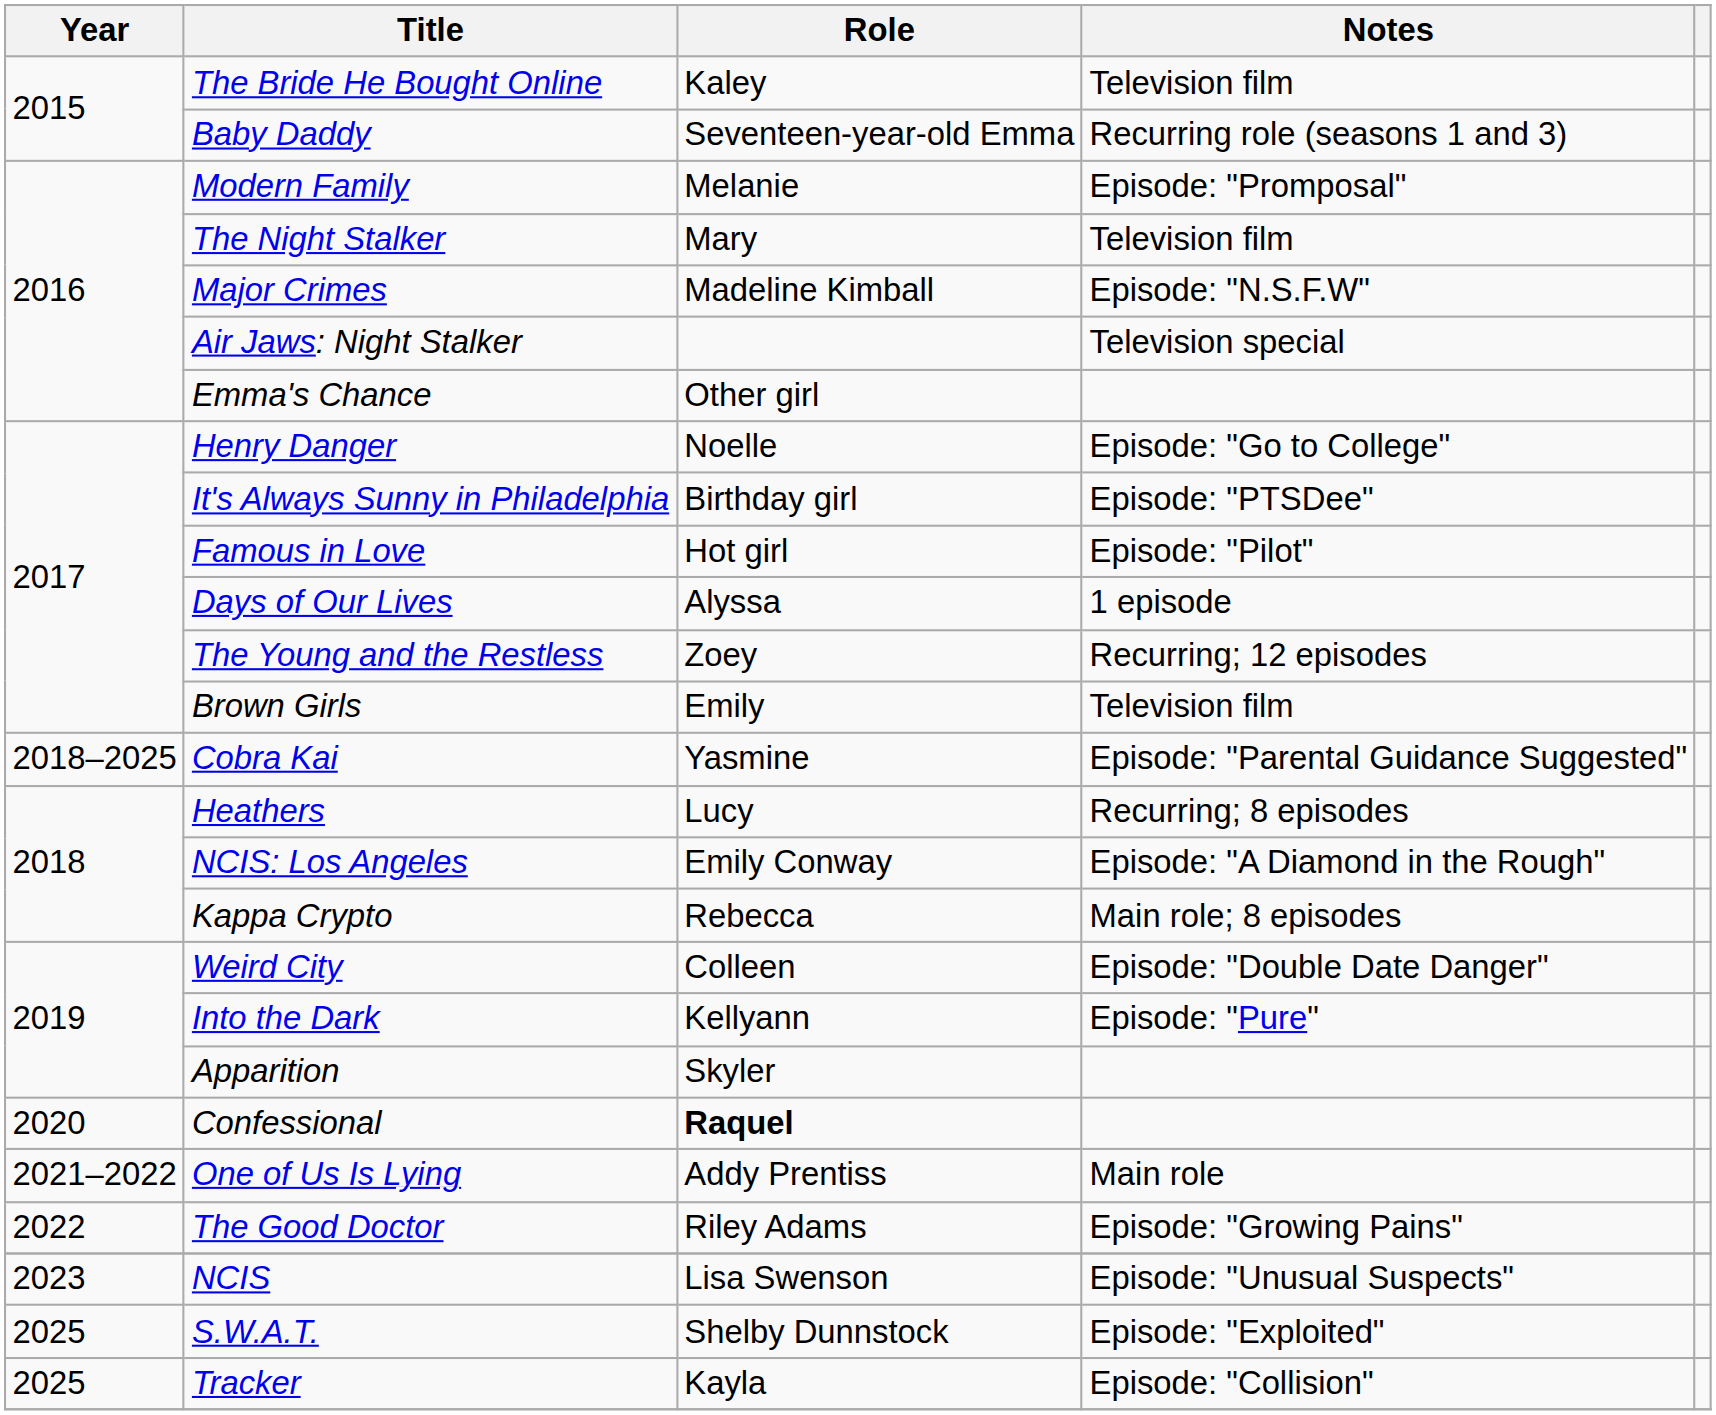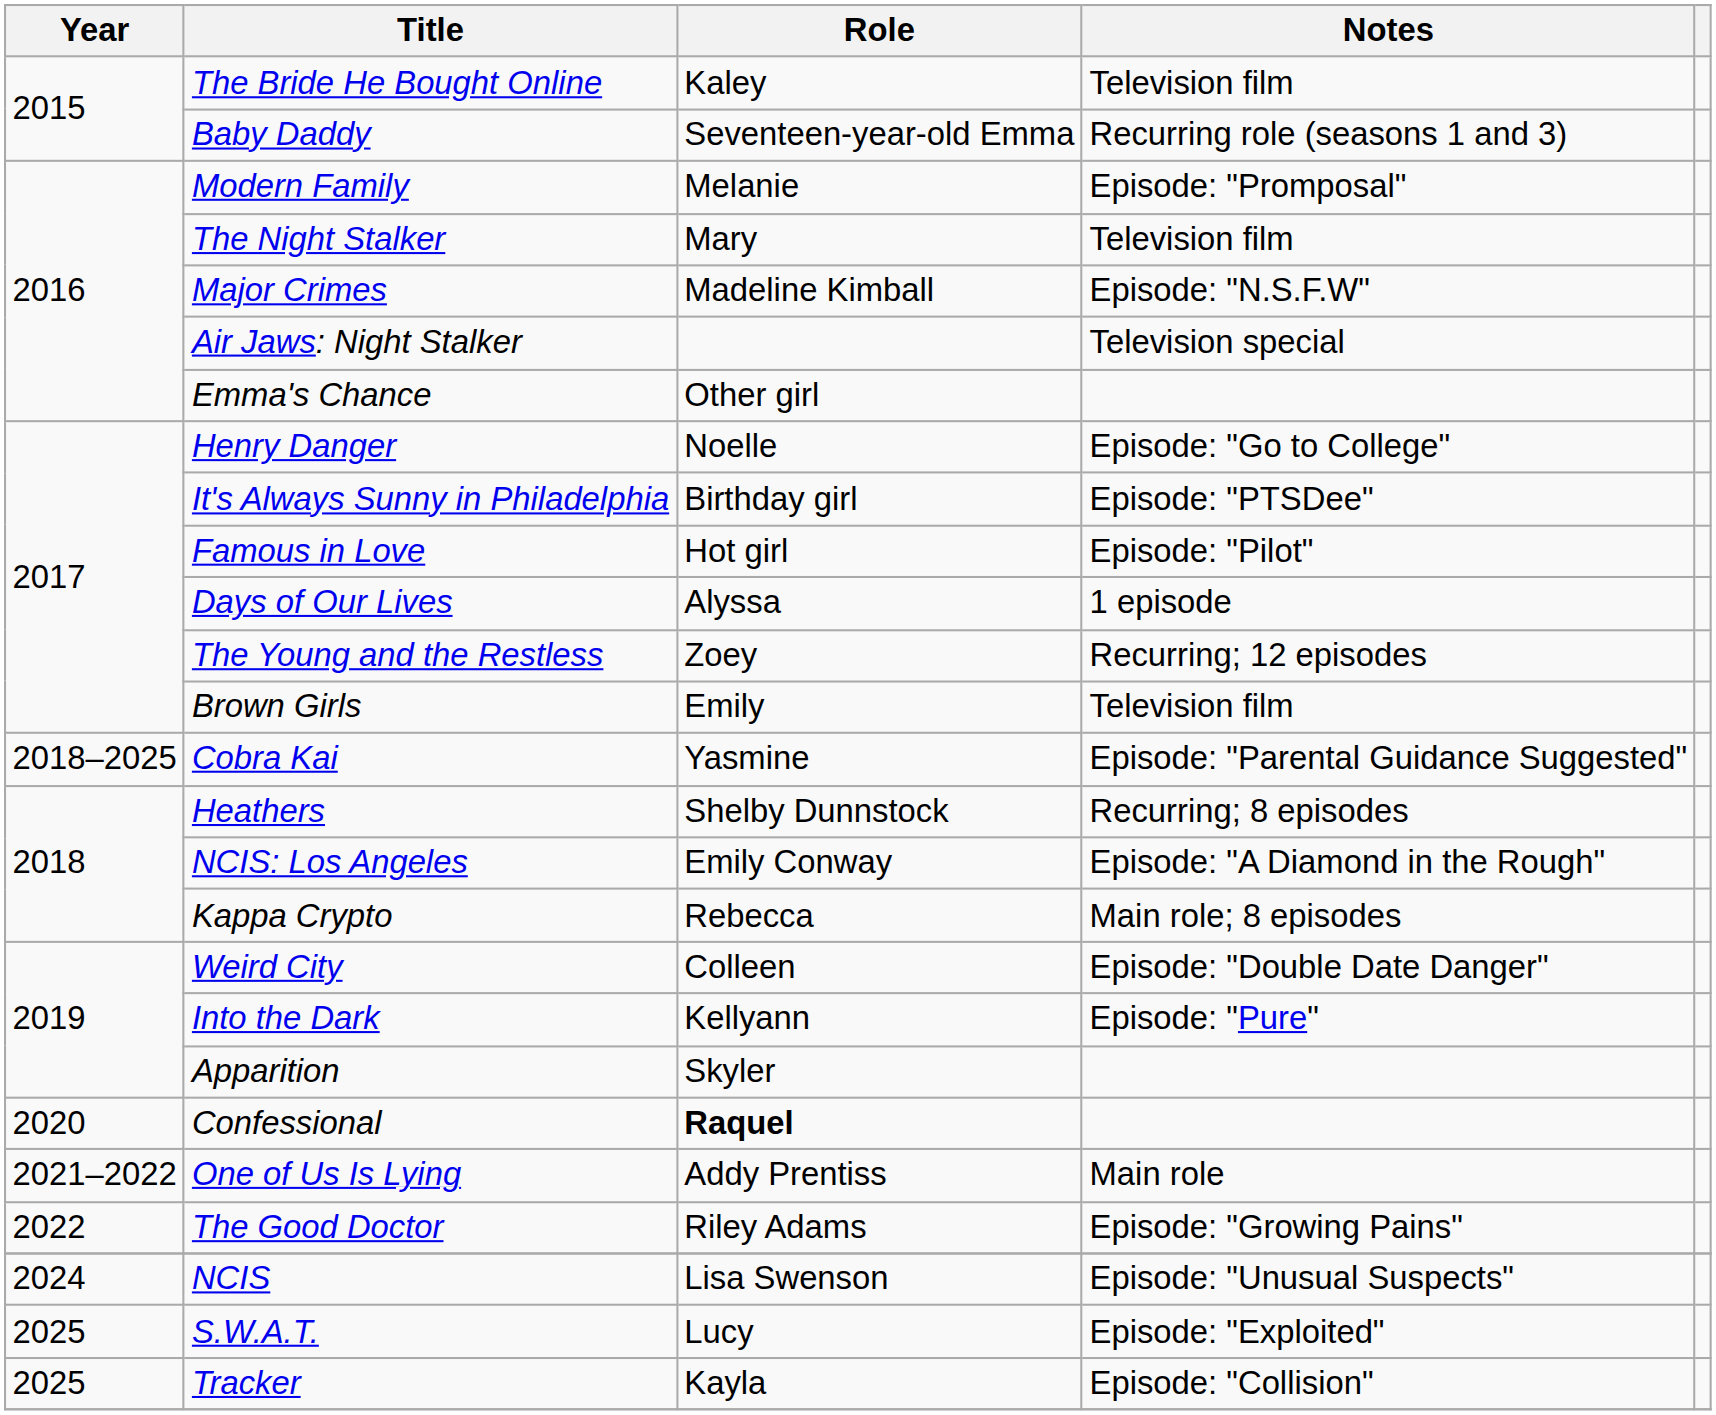(719, 810) Lucy -> (816, 810) Shelby Dunnstock
(49, 1278) 2023 -> (49, 1278) 2024
(816, 1330) Shelby Dunnstock -> (719, 1330) Lucy
